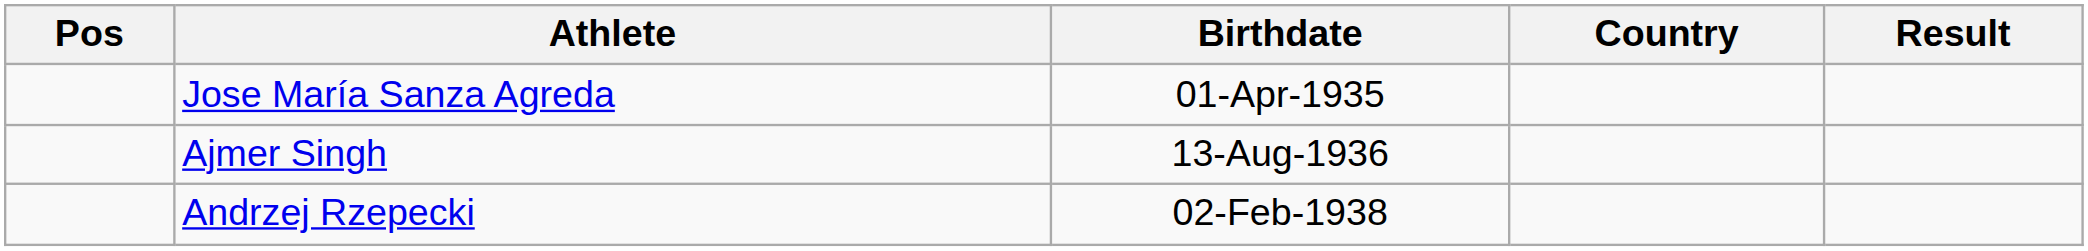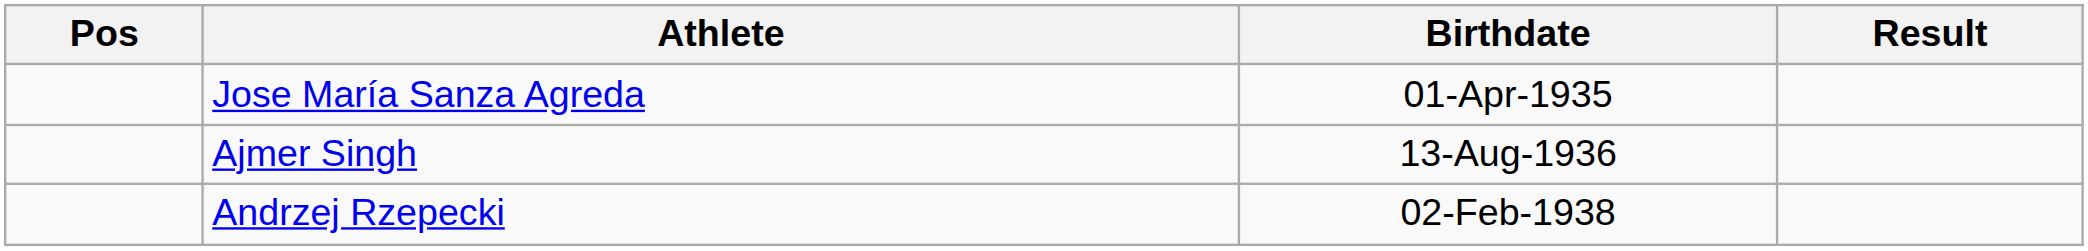- column: (1667, 34)
